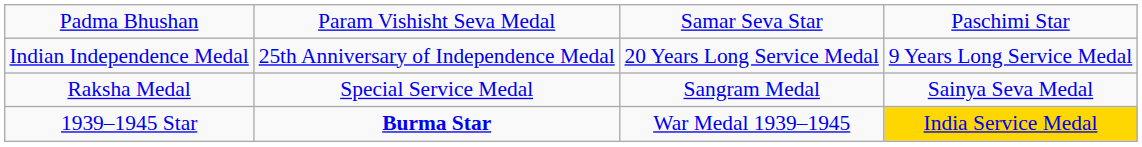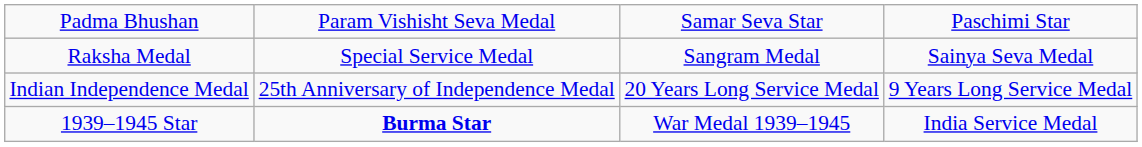rows swapped: (129, 89) <-> (129, 55)
(1010, 123) gold background -> (1010, 123) no background
